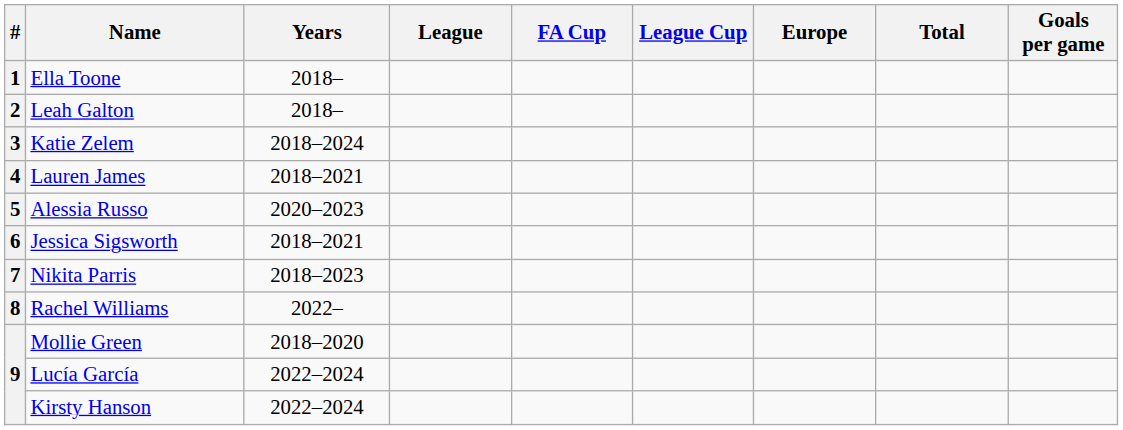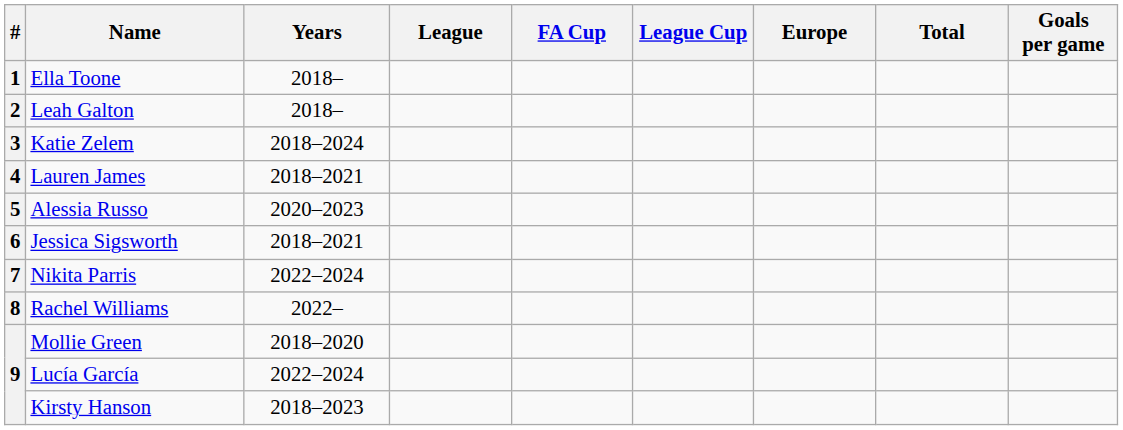(317, 275) 2018–2023 -> (317, 275) 2022–2024
(317, 407) 2022–2024 -> (317, 407) 2018–2023
